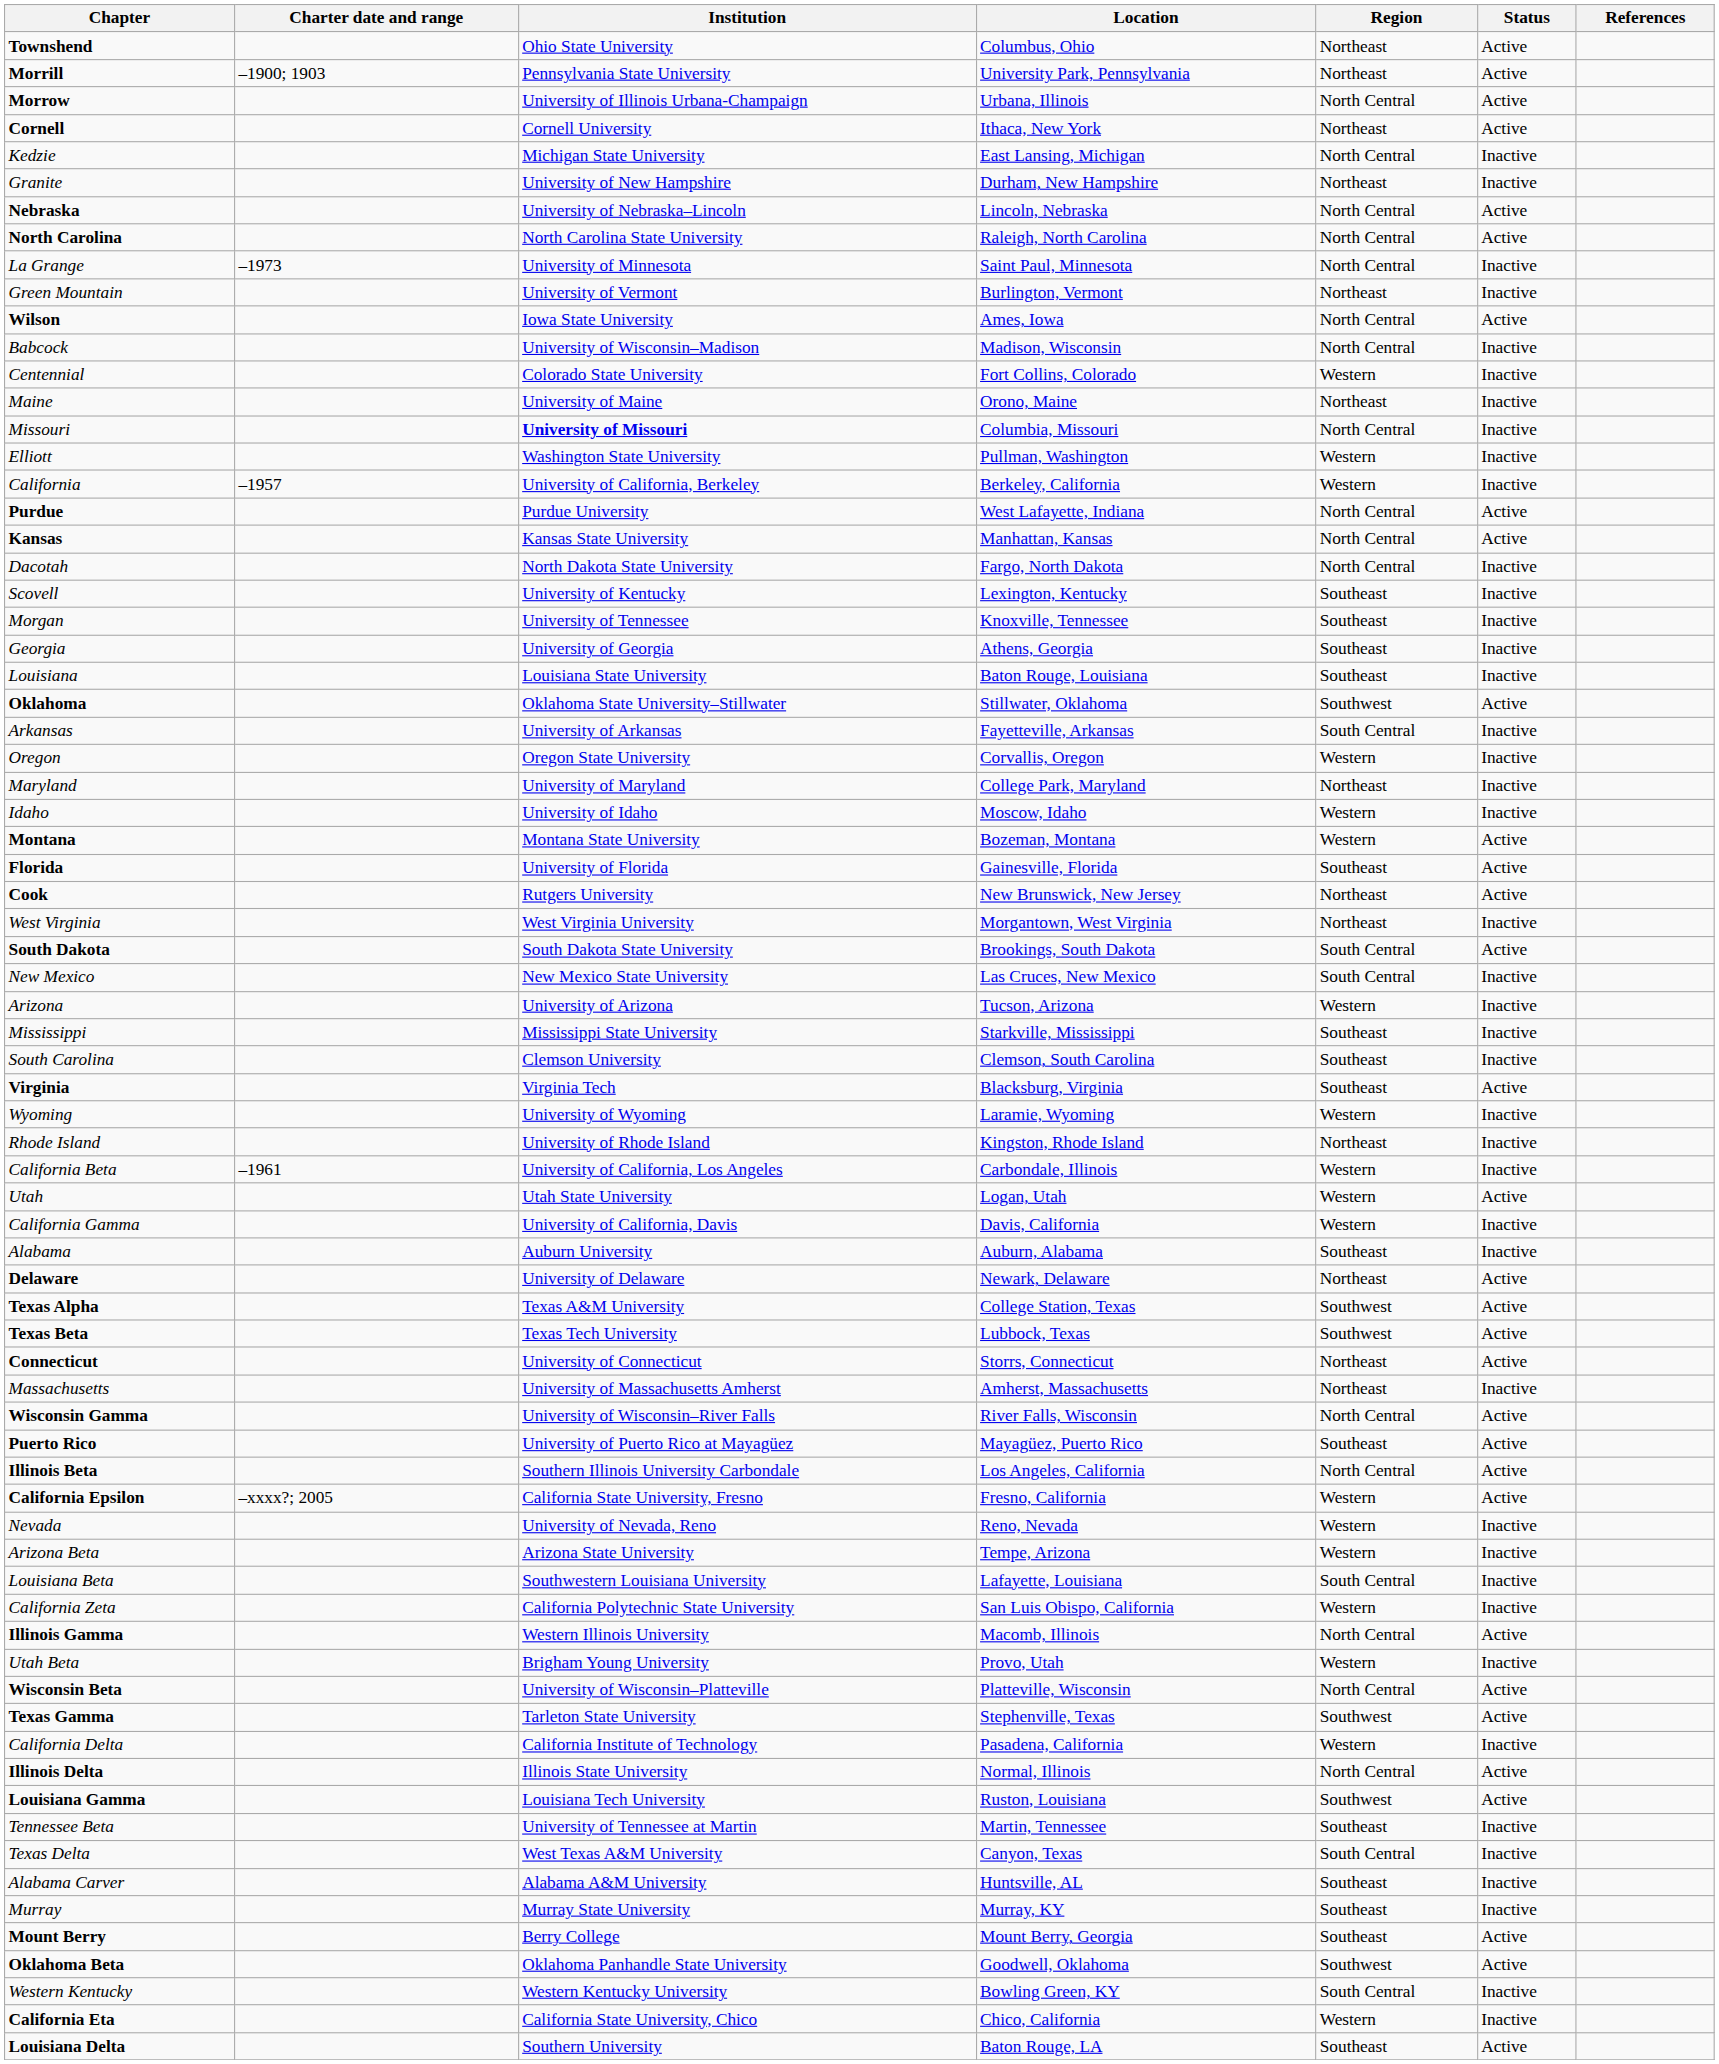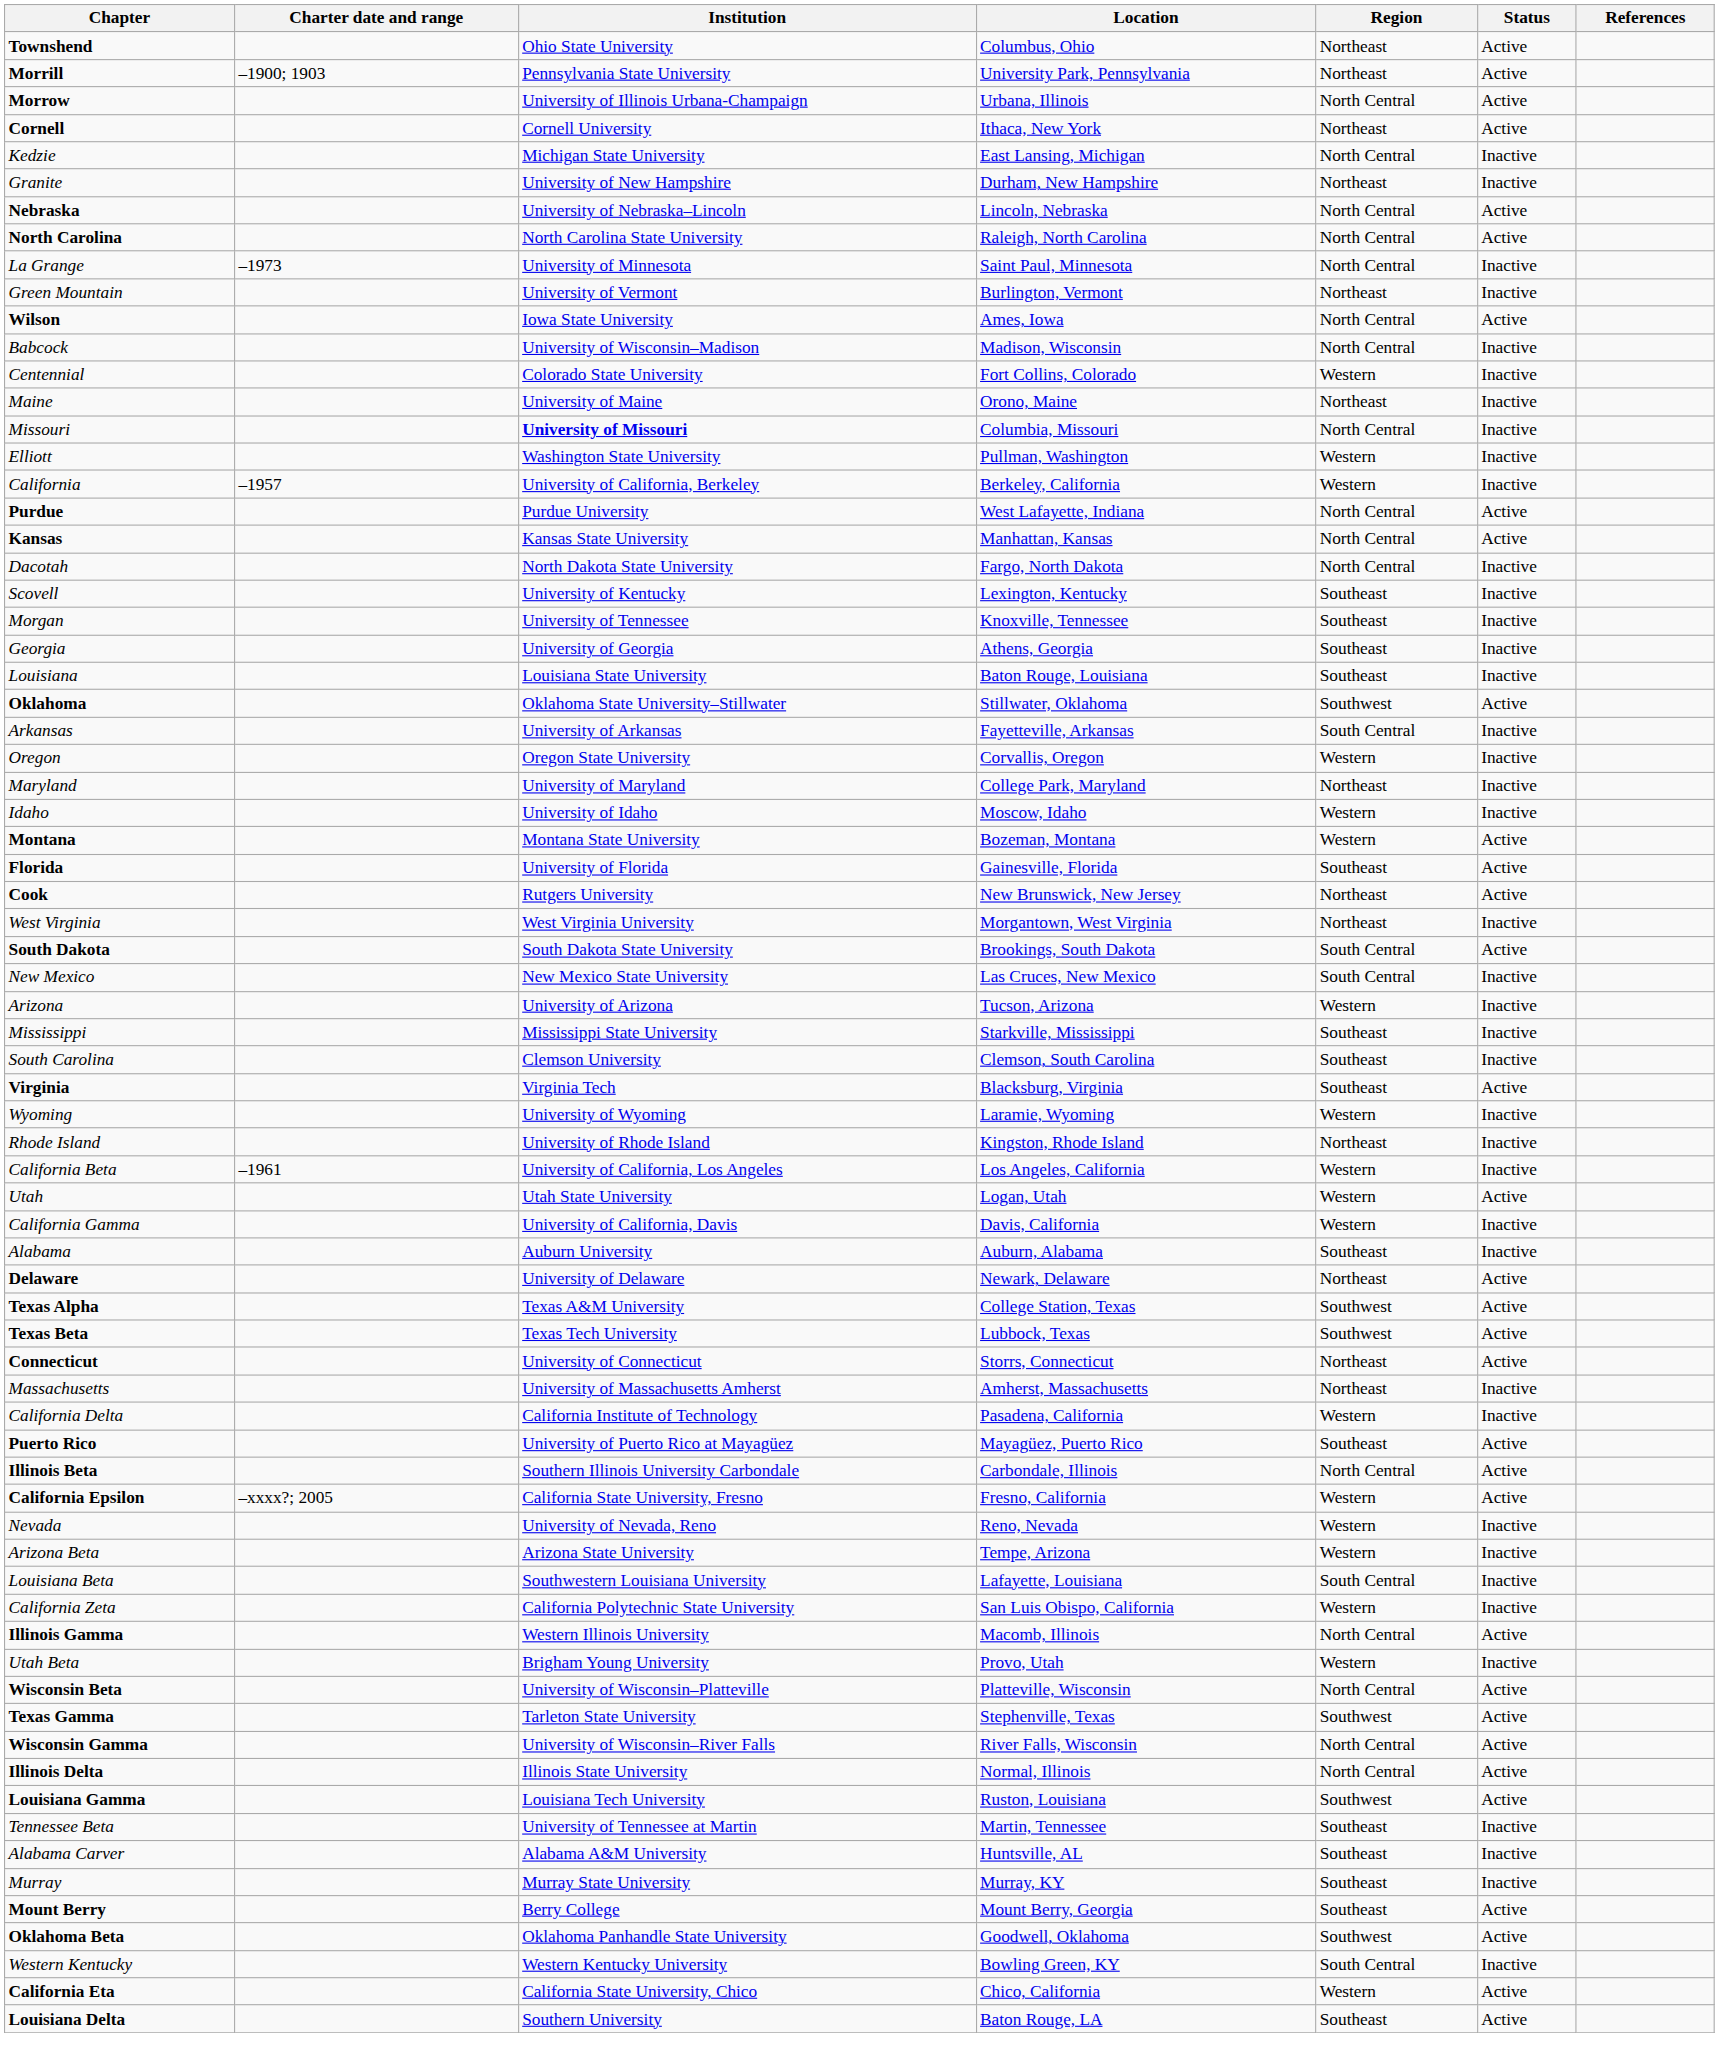(1049, 1169) Carbondale, Illinois -> (1062, 1169) Los Angeles, California
rows swapped: (66, 1744) <-> (78, 1415)
(1062, 1470) Los Angeles, California -> (1049, 1470) Carbondale, Illinois
- row: (49, 1854)
(1509, 2018) Inactive -> (1504, 1991) Active
